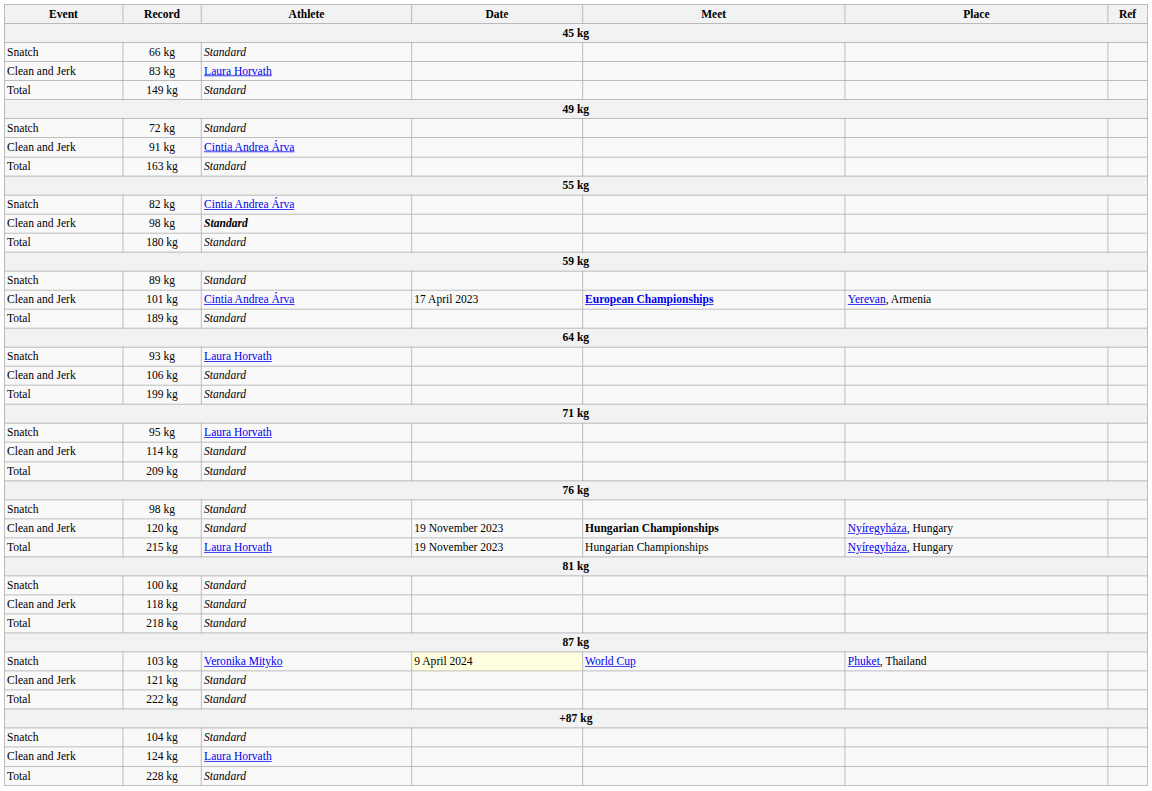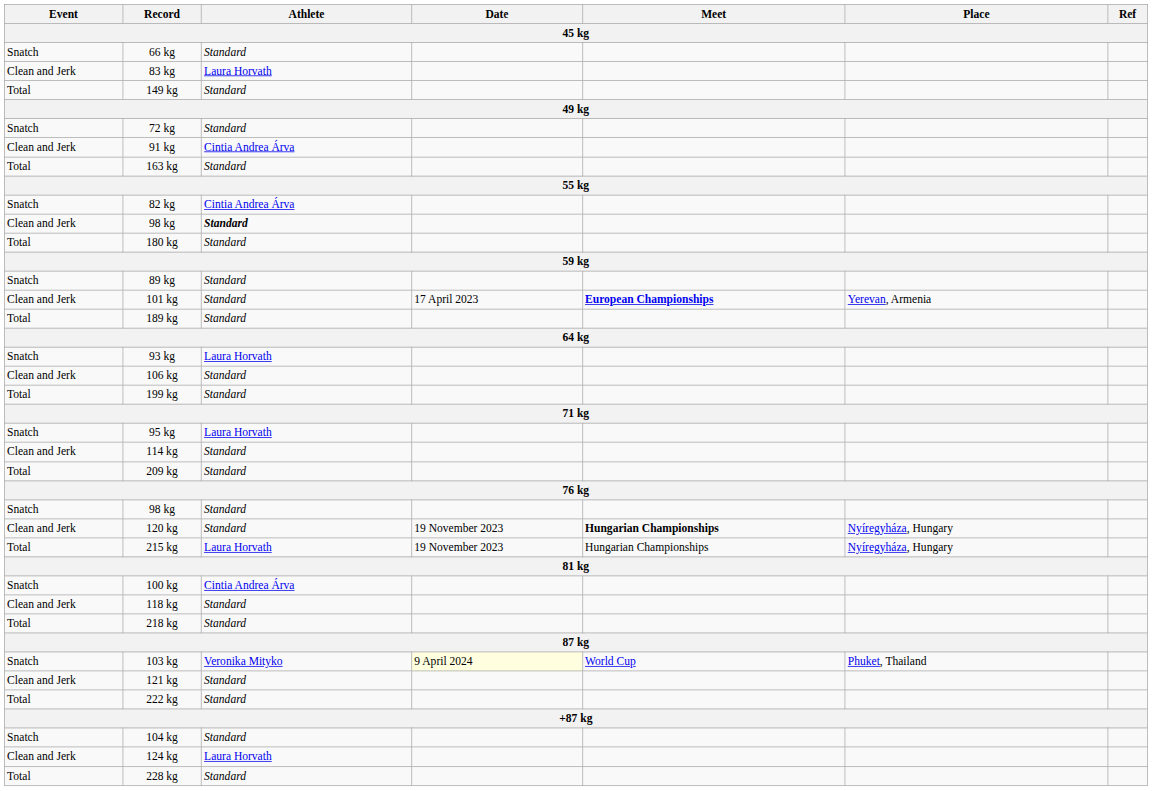(249, 299) Cintia Andrea Árva -> (225, 299) Standard
(225, 585) Standard -> (249, 585) Cintia Andrea Árva
